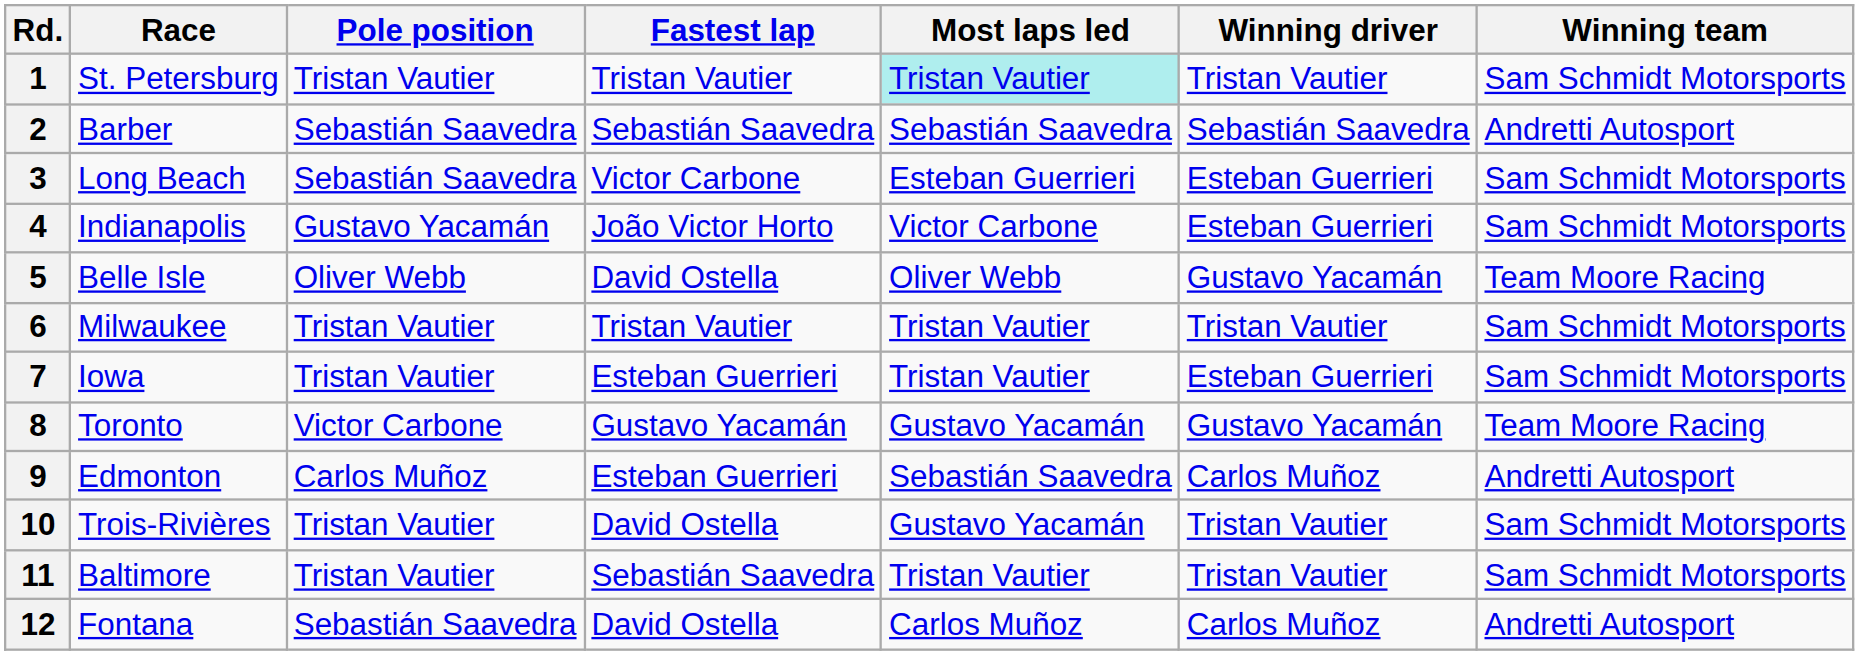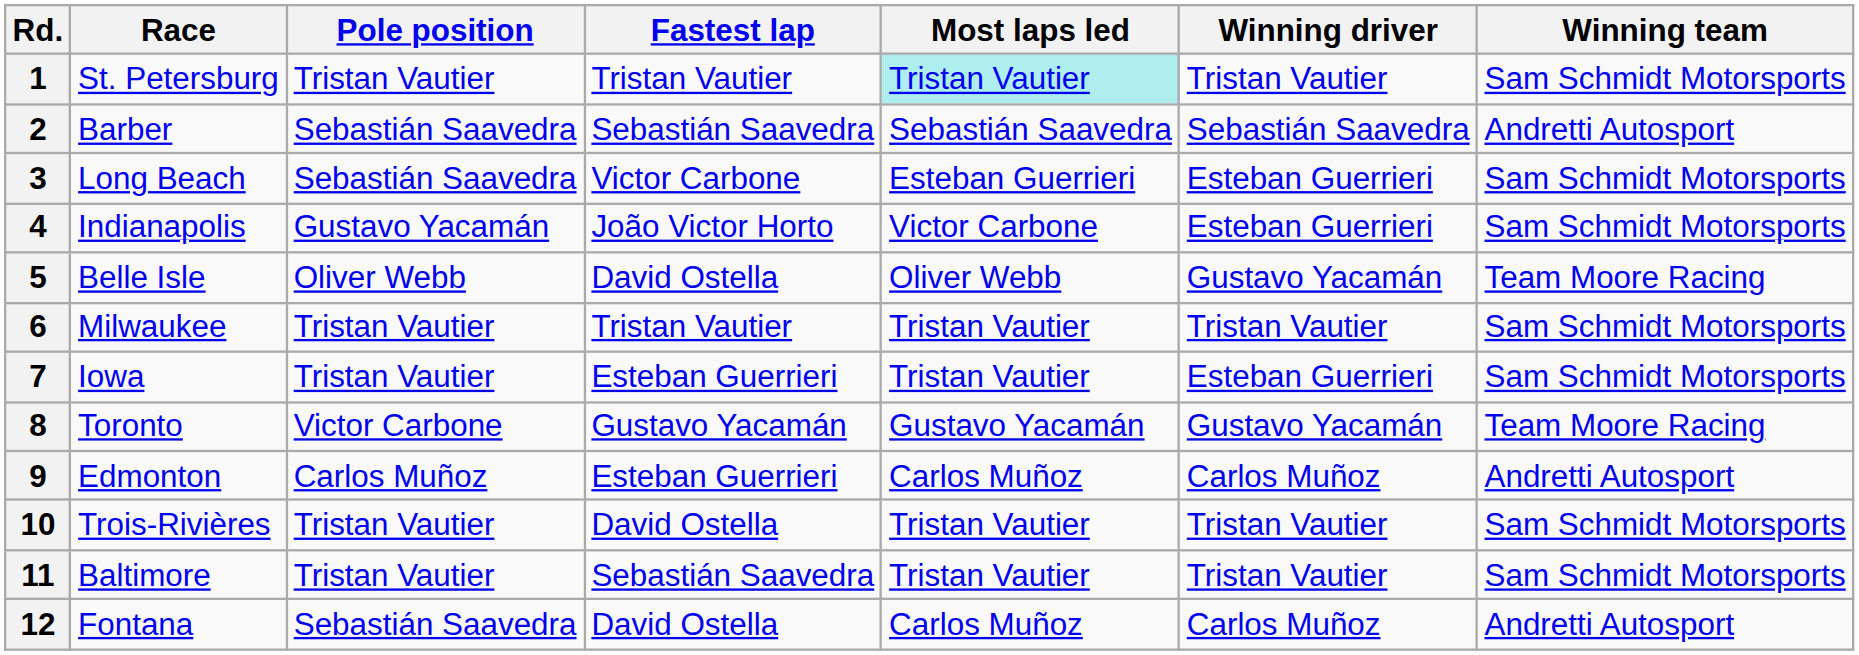(1031, 475) Sebastián Saavedra -> (986, 475) Carlos Muñoz
(1017, 525) Gustavo Yacamán -> (989, 525) Tristan Vautier
